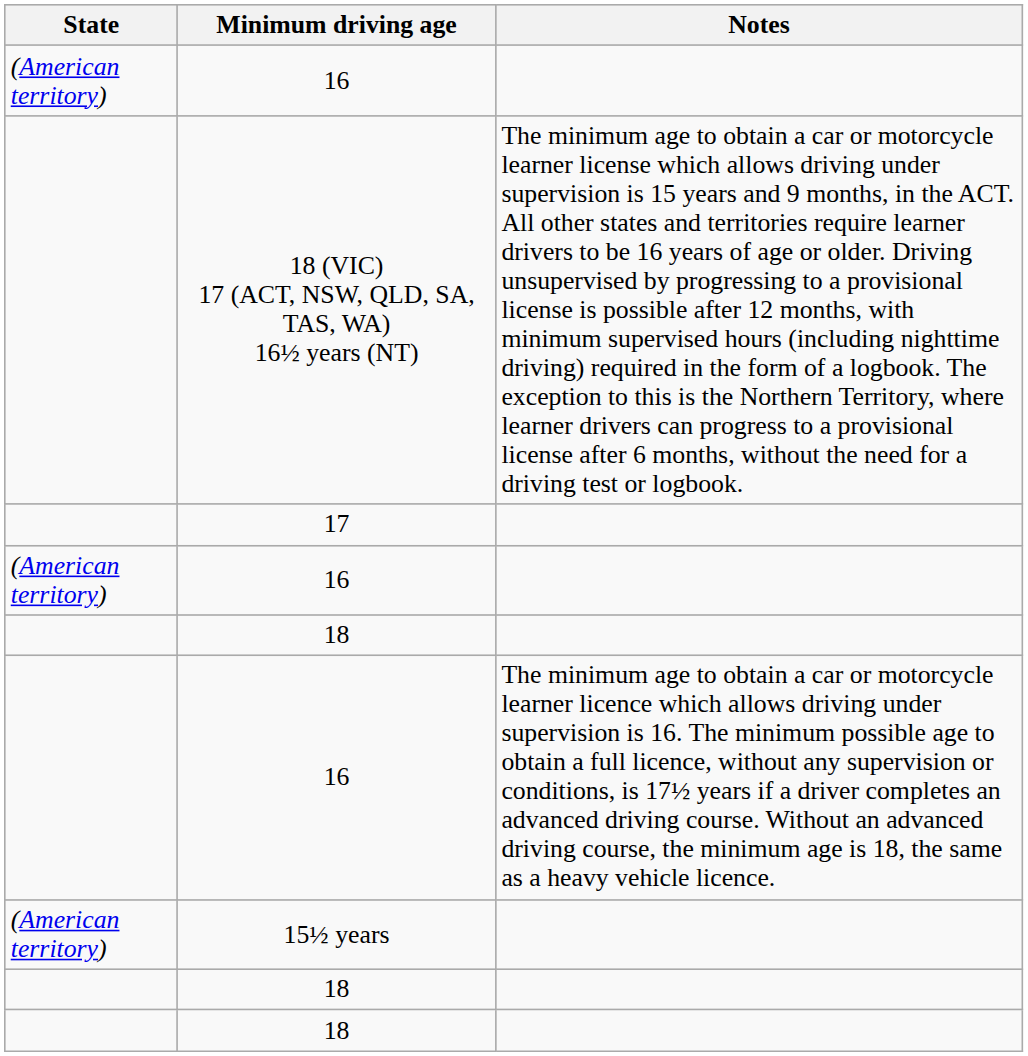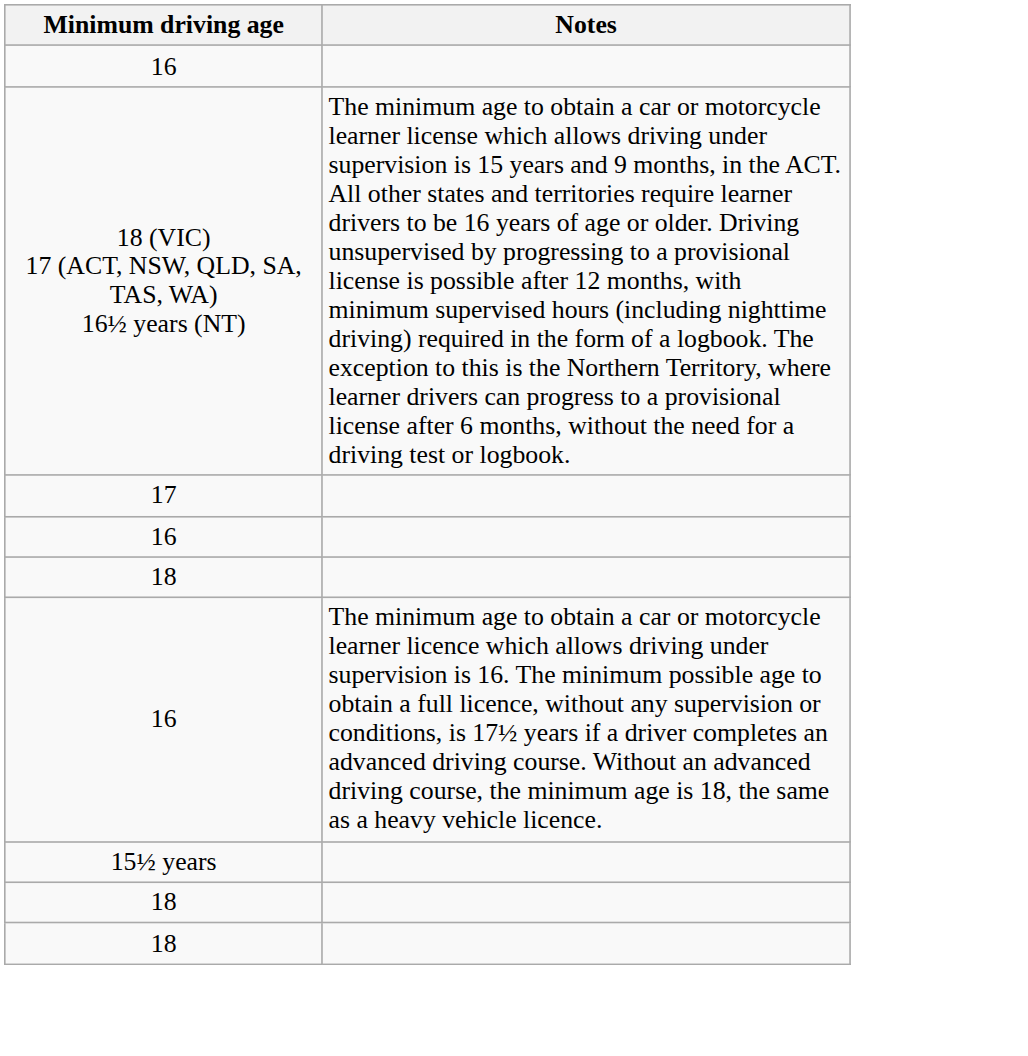- column: (91, 24)
